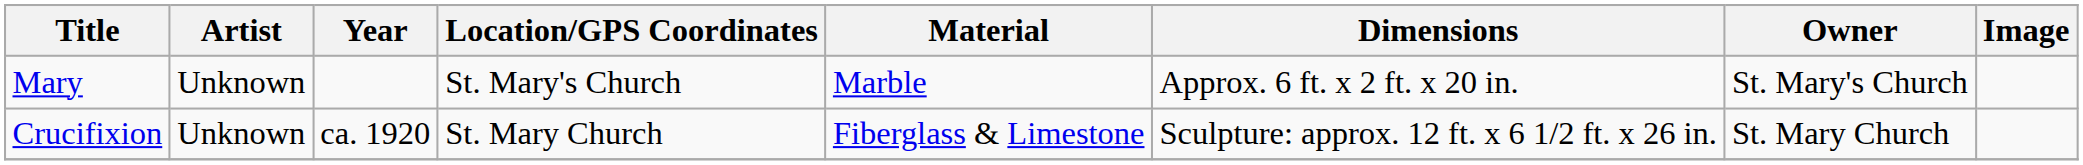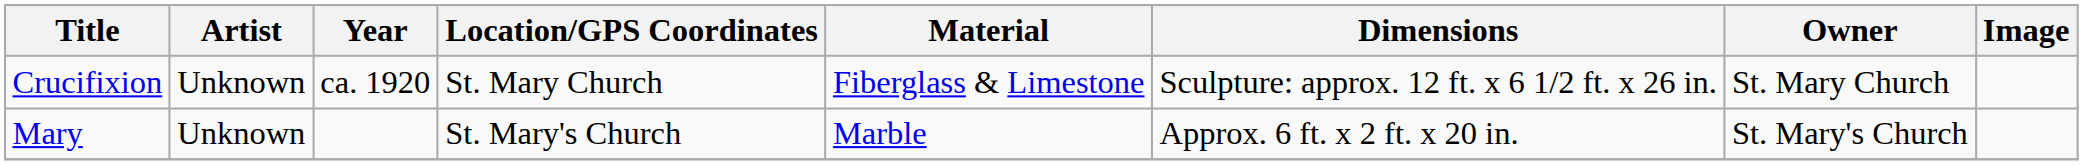rows swapped: (87, 133) <-> (48, 81)
